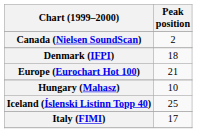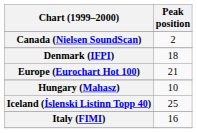(173, 119) 17 -> (173, 119) 16
